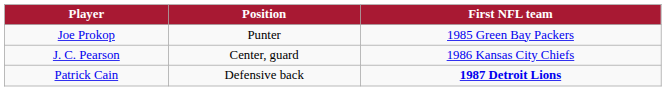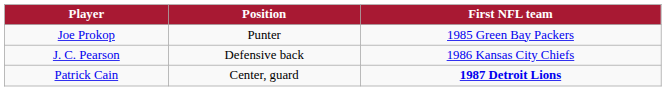(264, 55) Center, guard -> (264, 55) Defensive back
(264, 75) Defensive back -> (264, 75) Center, guard
